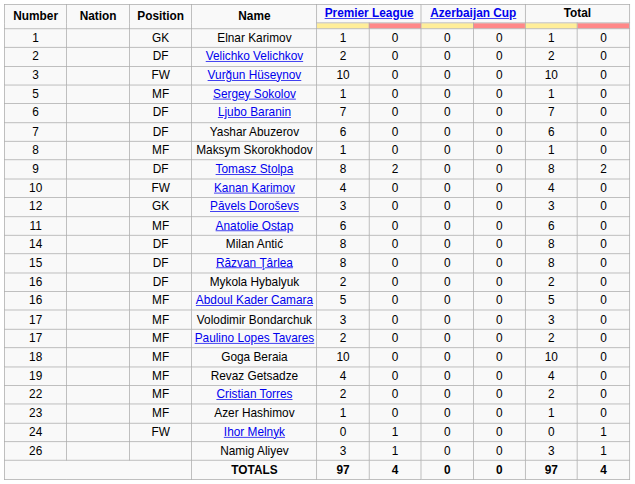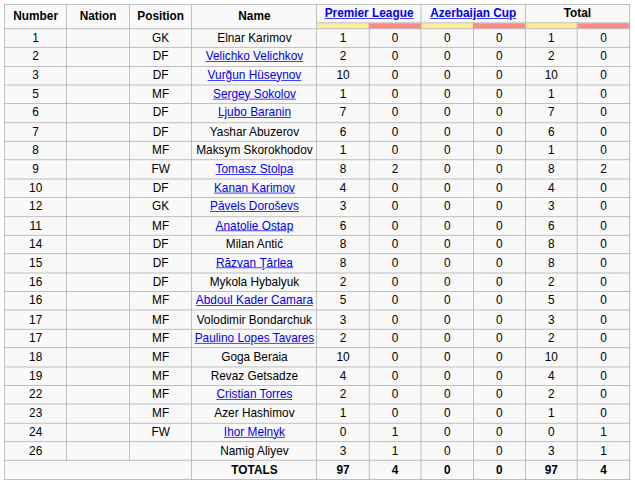(161, 75) FW -> (161, 75) DF
(161, 169) DF -> (161, 169) FW
(161, 188) FW -> (161, 188) DF
